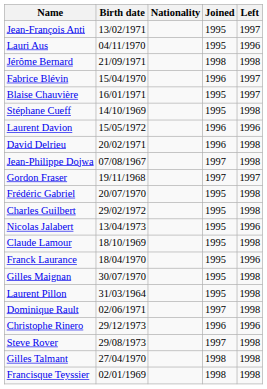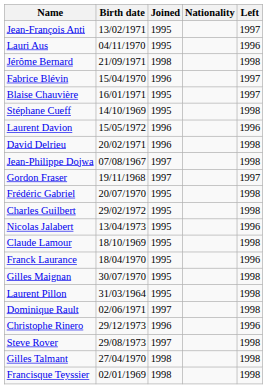columns swapped: (175, 12) <-> (220, 12)
